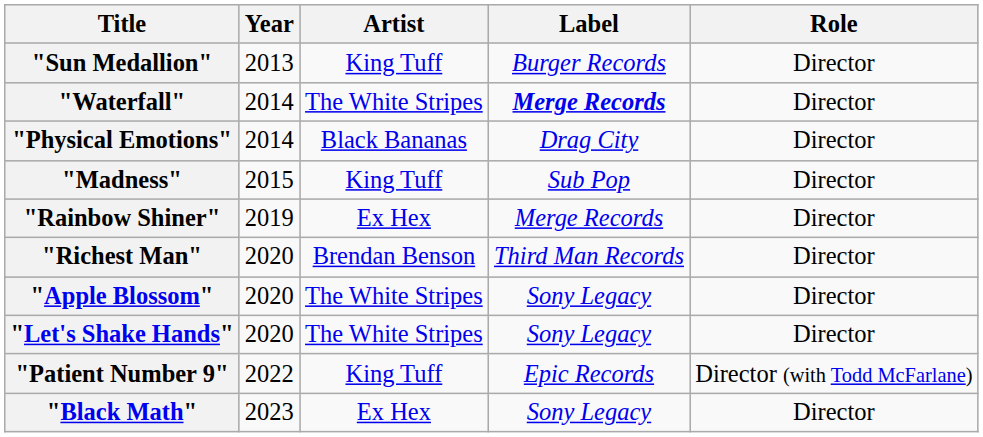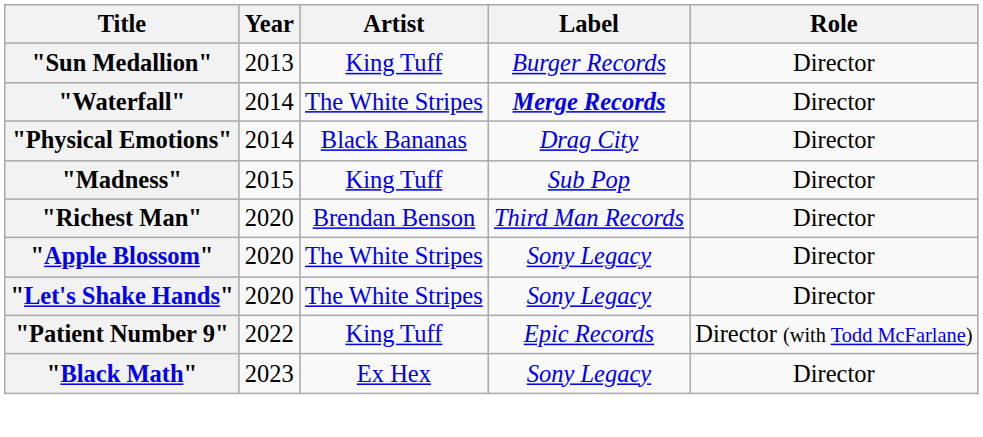- row: (122, 218)
